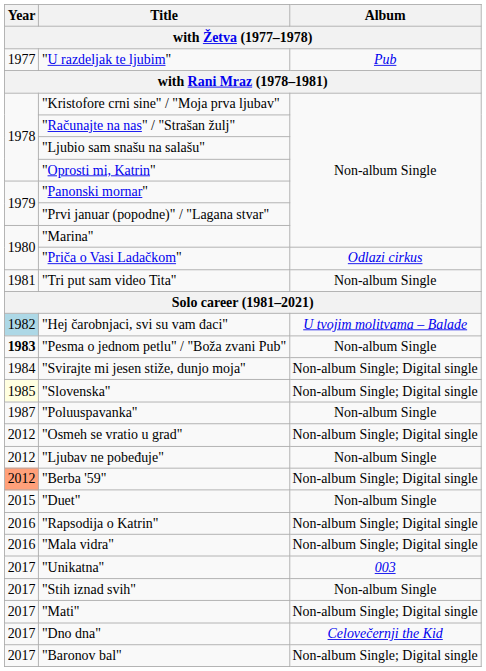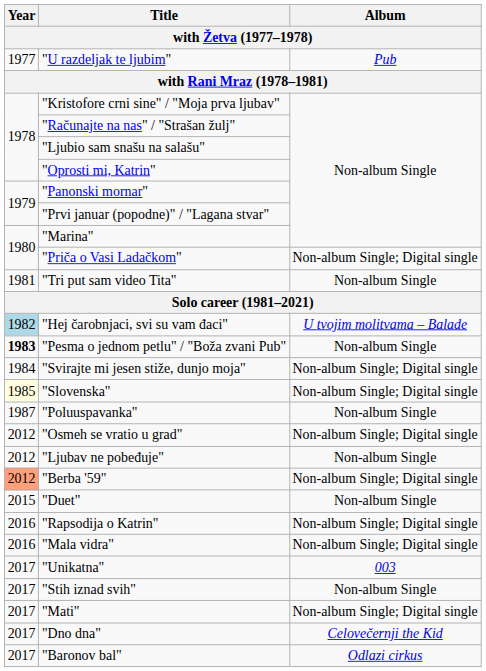(385, 258) Odlazi cirkus -> (385, 258) Non-album Single; Digital single
(385, 655) Non-album Single; Digital single -> (385, 655) Odlazi cirkus
